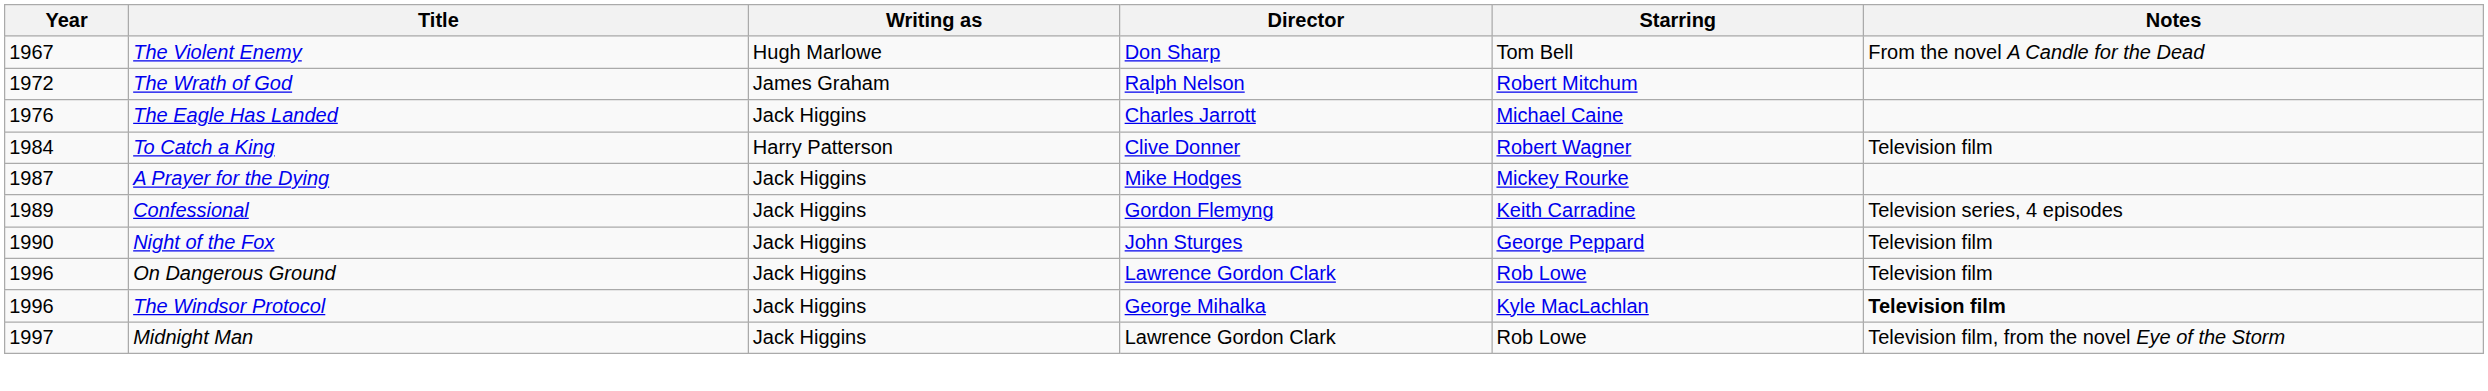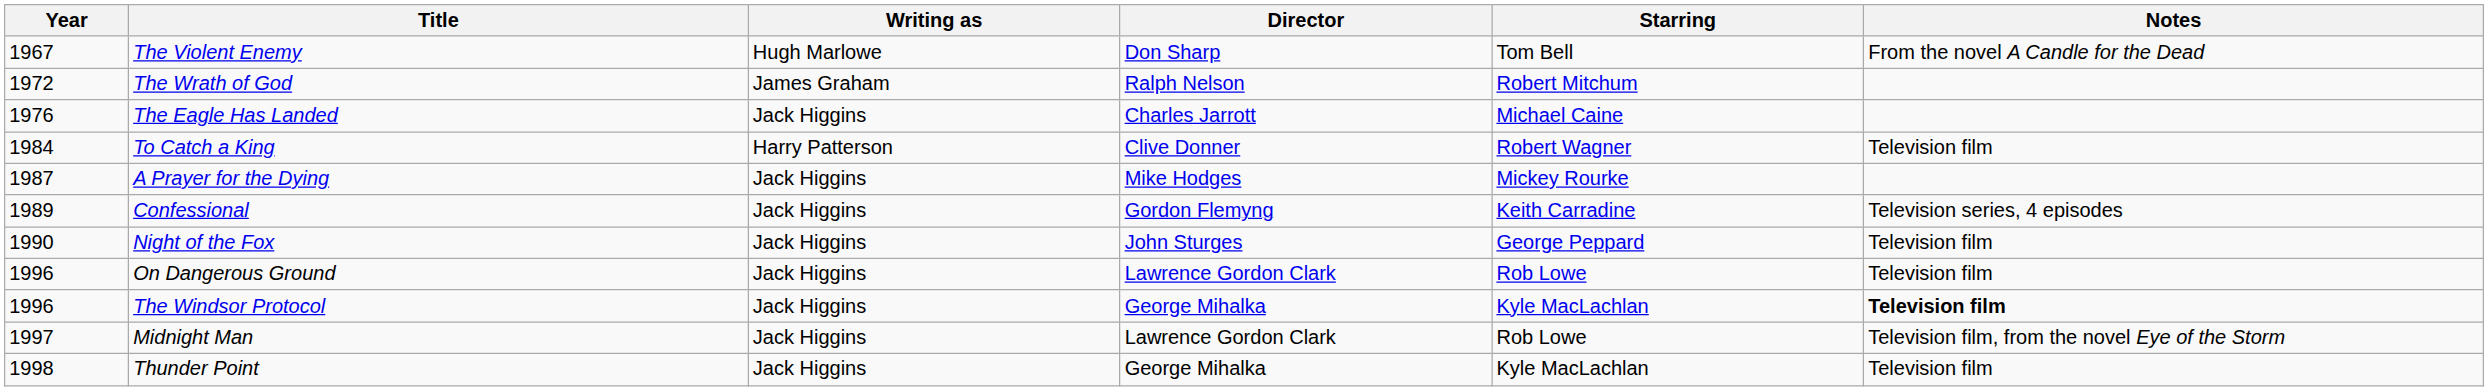+ row: (196, 369)
